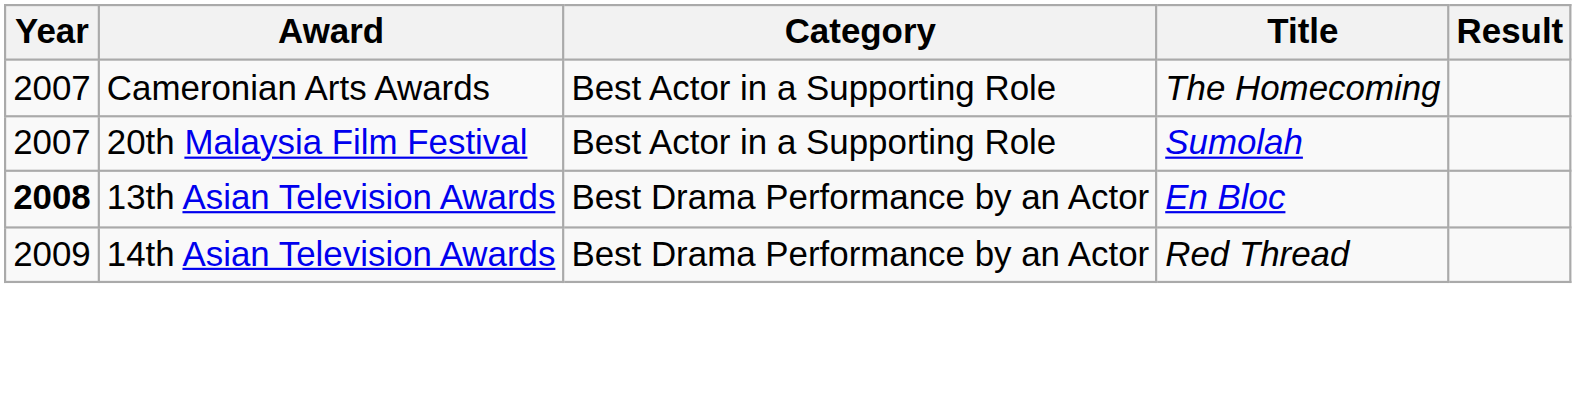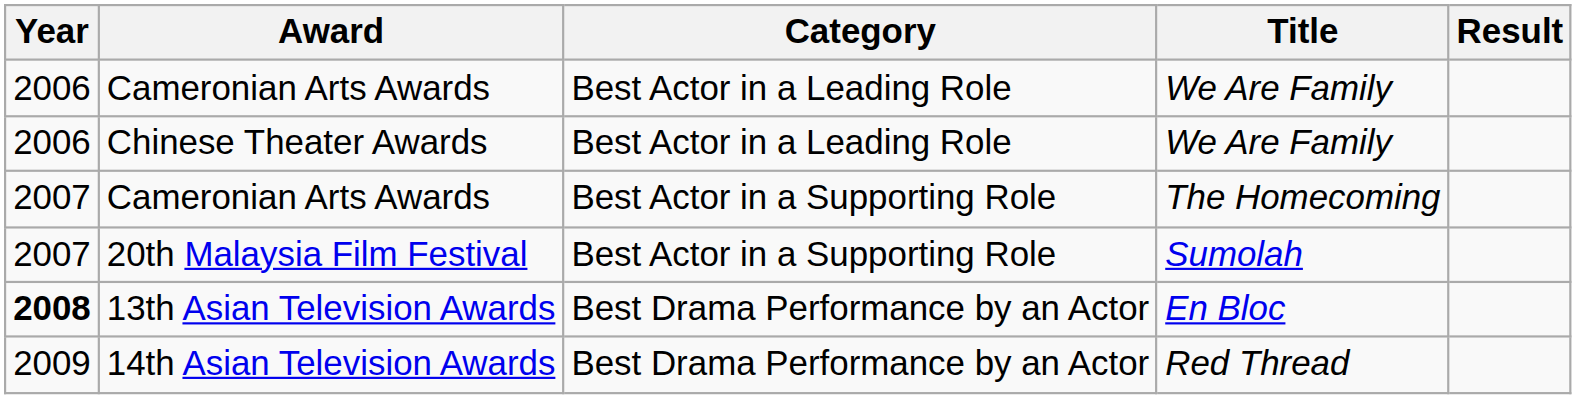+ row: (298, 87)
+ row: (297, 142)
